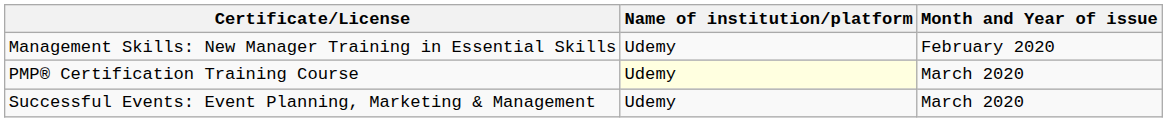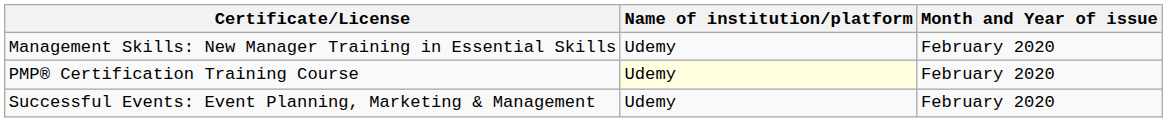(972, 75) March 2020 -> (988, 75) February 2020
(972, 103) March 2020 -> (988, 103) February 2020
